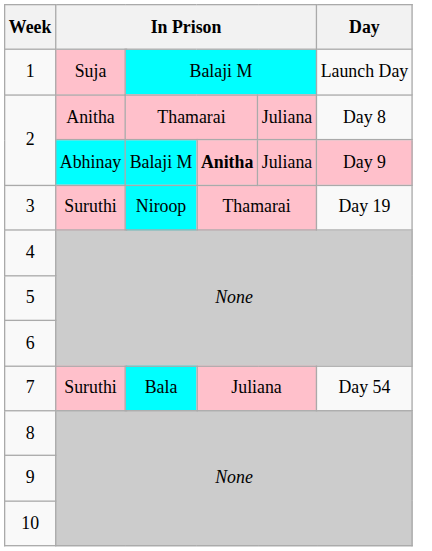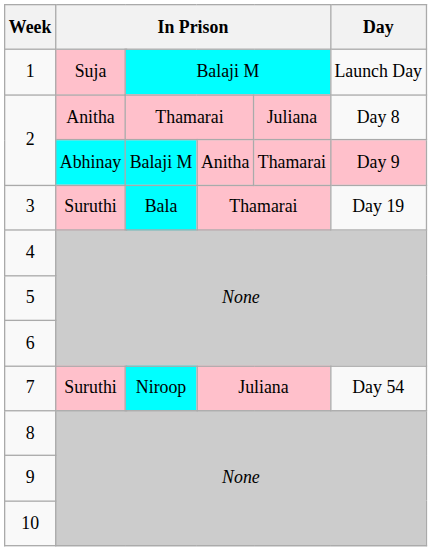(227, 161) bold -> (225, 161) normal
(287, 161) Juliana -> (292, 161) Thamarai
(161, 207) Niroop -> (161, 207) Bala
(161, 387) Bala -> (161, 387) Niroop
